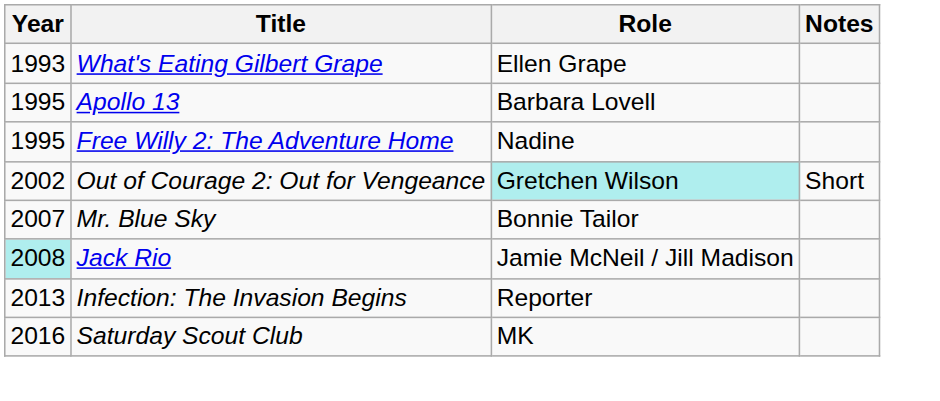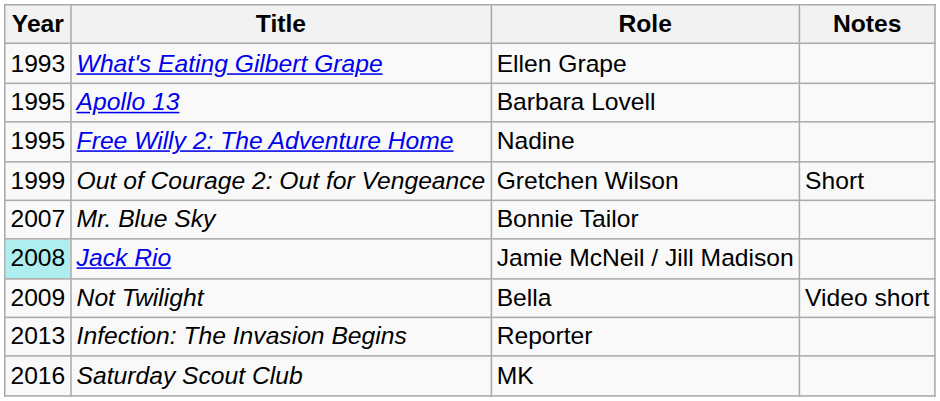(38, 180) 2002 -> (38, 180) 1999
(588, 180) paleturquoise background -> (588, 180) no background
+ row: (140, 297)
